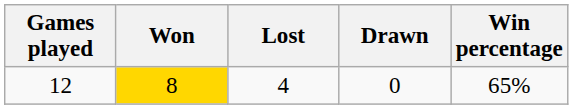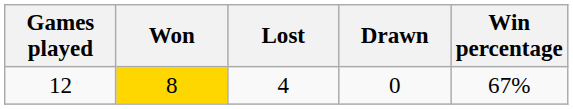(509, 85) 65% -> (509, 85) 67%
